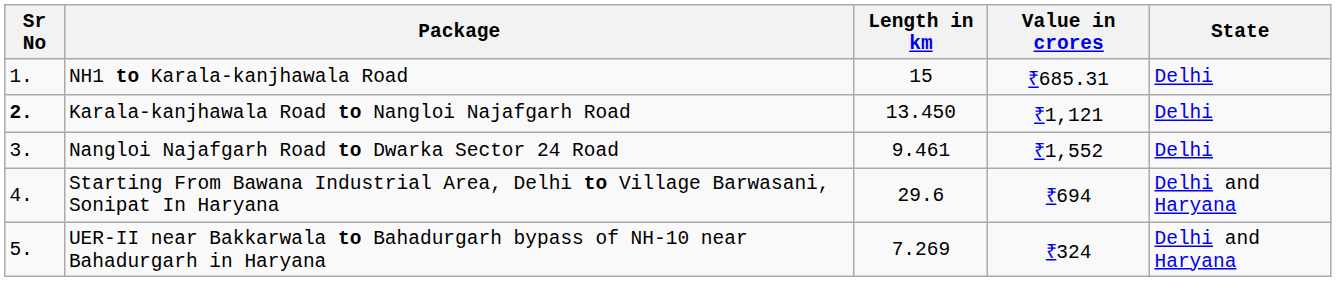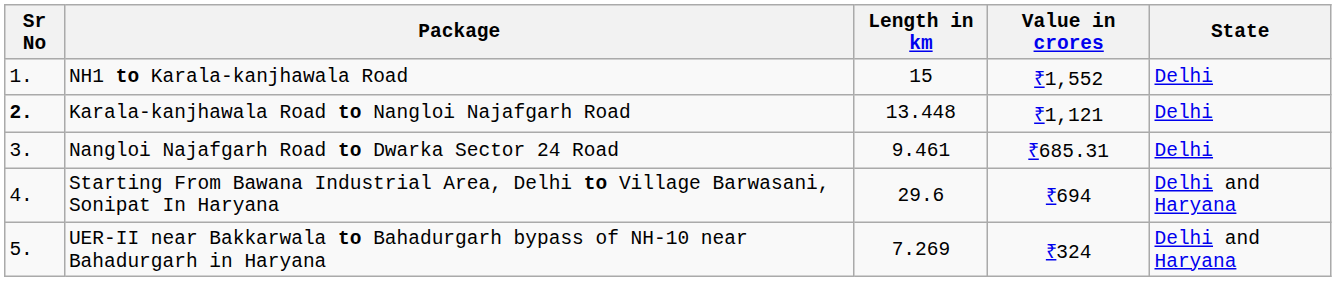(1069, 79) ₹685.31 -> (1069, 79) ₹1,552
(921, 113) 13.450 -> (921, 113) 13.448
(1069, 152) ₹1,552 -> (1069, 152) ₹685.31
